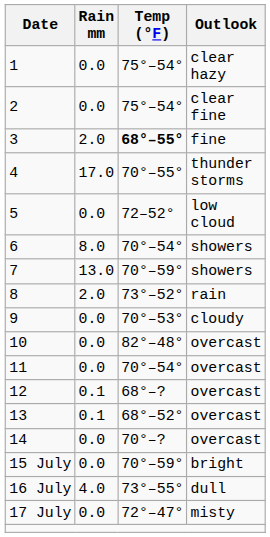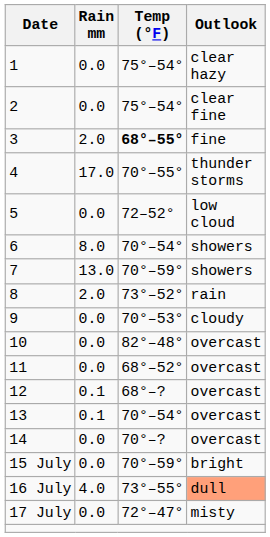(152, 368) 70°–54° -> (152, 368) 68°–52°
(152, 416) 68°–52° -> (152, 416) 70°–54°
(208, 489) no background -> (208, 489) lightsalmon background
